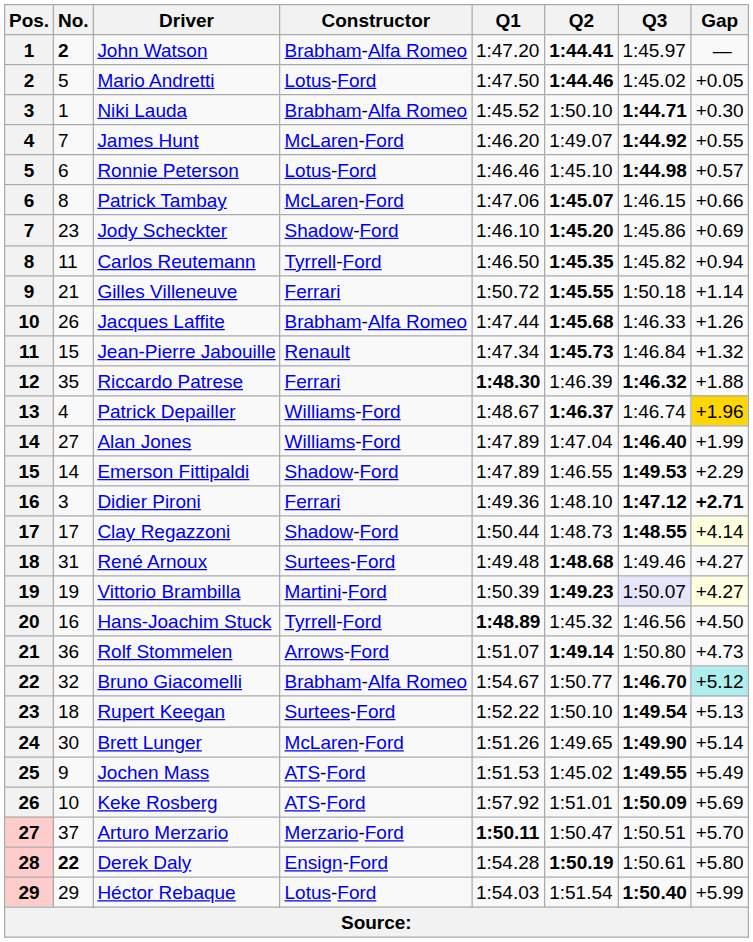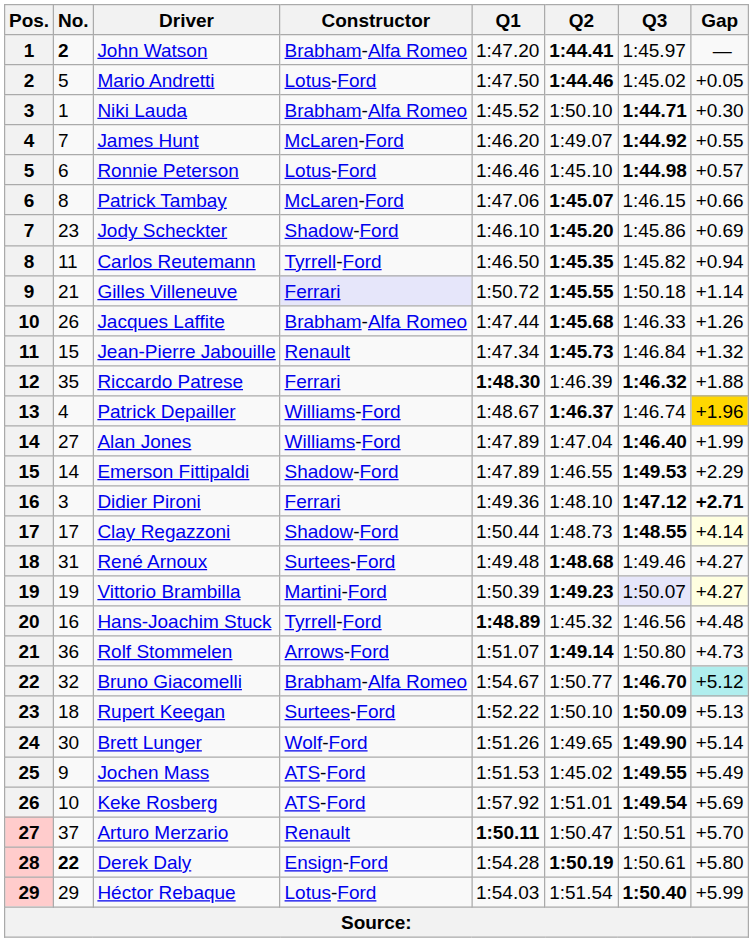(313, 291) no background -> (313, 291) lavender background
(720, 621) +4.50 -> (720, 621) +4.48
(655, 712) 1:49.54 -> (655, 712) 1:50.09
(344, 742) McLaren-Ford -> (326, 742) Wolf-Ford
(655, 802) 1:50.09 -> (655, 802) 1:49.54
(344, 832) Merzario-Ford -> (317, 832) Renault
